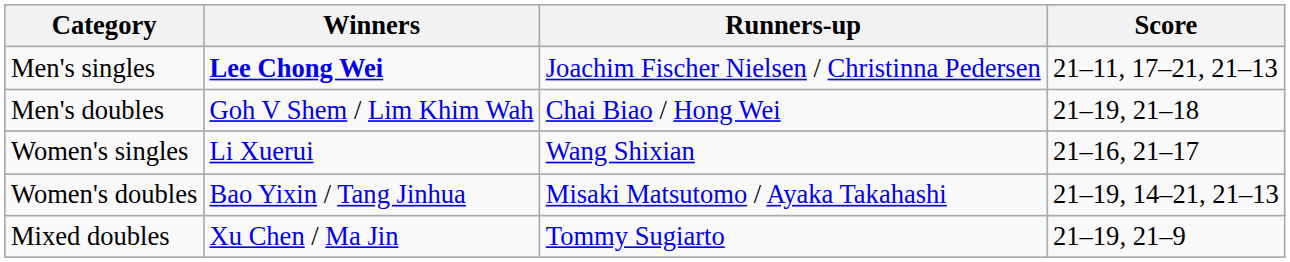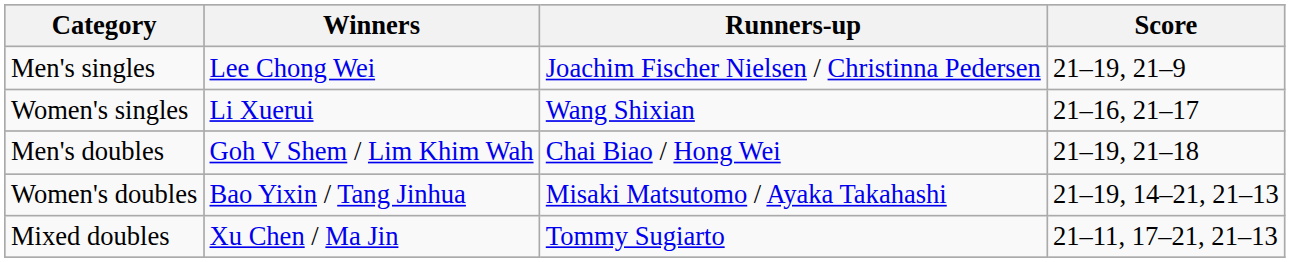(296, 67) bold -> (292, 67) normal
(1165, 67) 21–11, 17–21, 21–13 -> (1119, 67) 21–19, 21–9
rows swapped: (100, 151) <-> (87, 109)
(1119, 236) 21–19, 21–9 -> (1165, 236) 21–11, 17–21, 21–13
